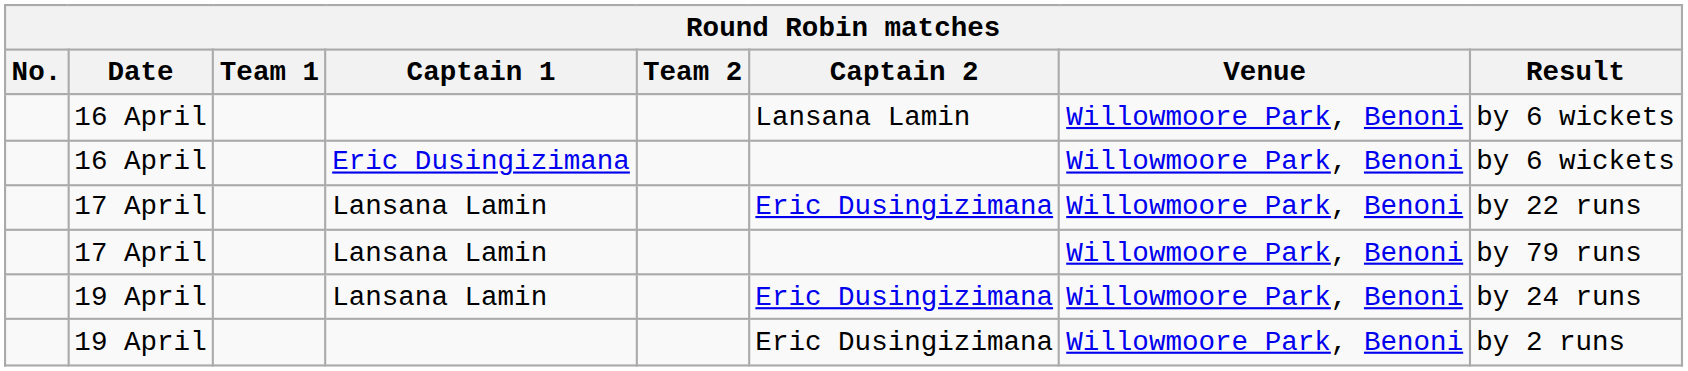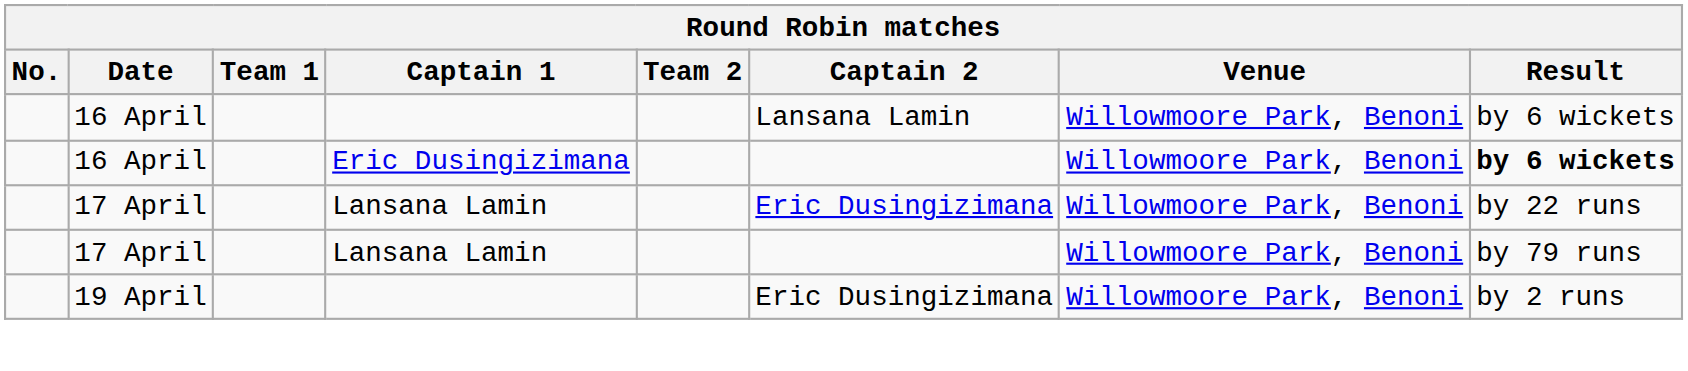(1576, 162) normal -> (1576, 162) bold
- row: (141, 297)
